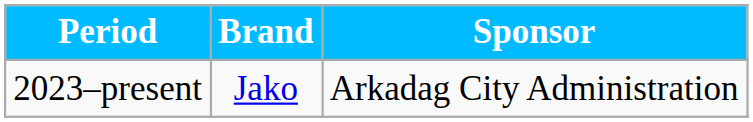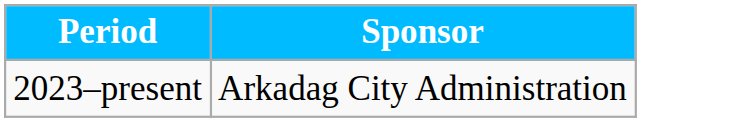- column: (266, 32)
